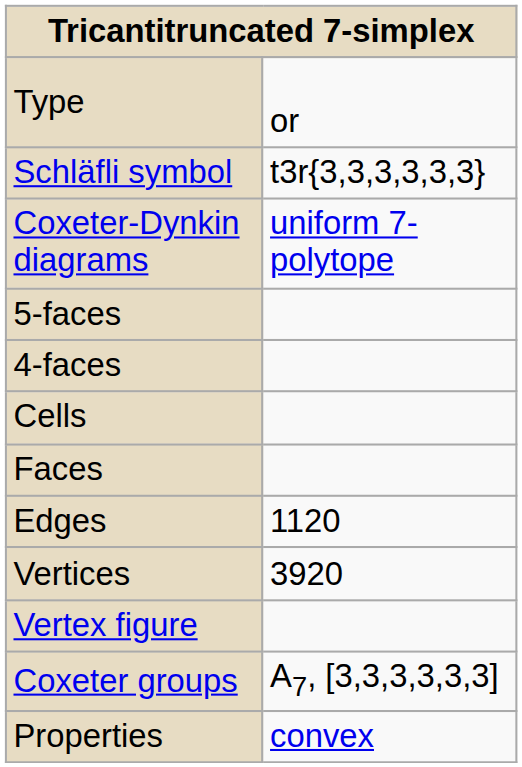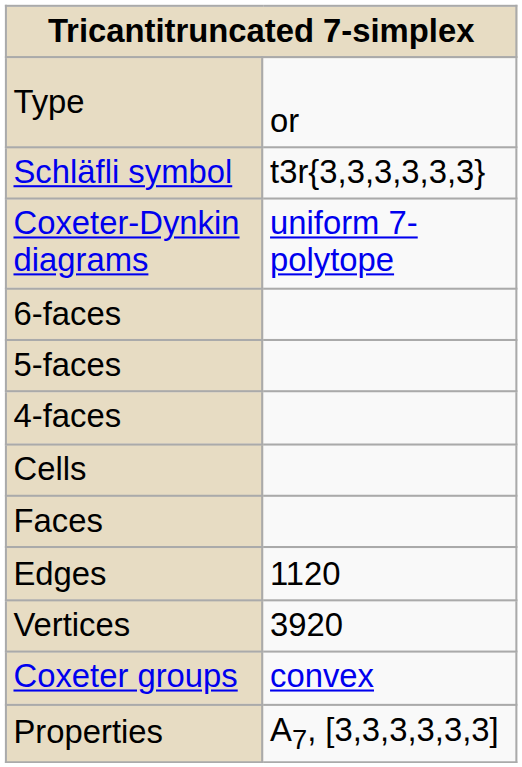+ row: (67, 313)
- row: (106, 625)
(384, 681) A7, [3,3,3,3,3,3] -> (322, 677) convex
(322, 735) convex -> (384, 733) A7, [3,3,3,3,3,3]
